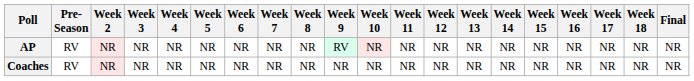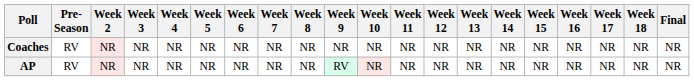rows swapped: (28, 47) <-> (28, 66)
